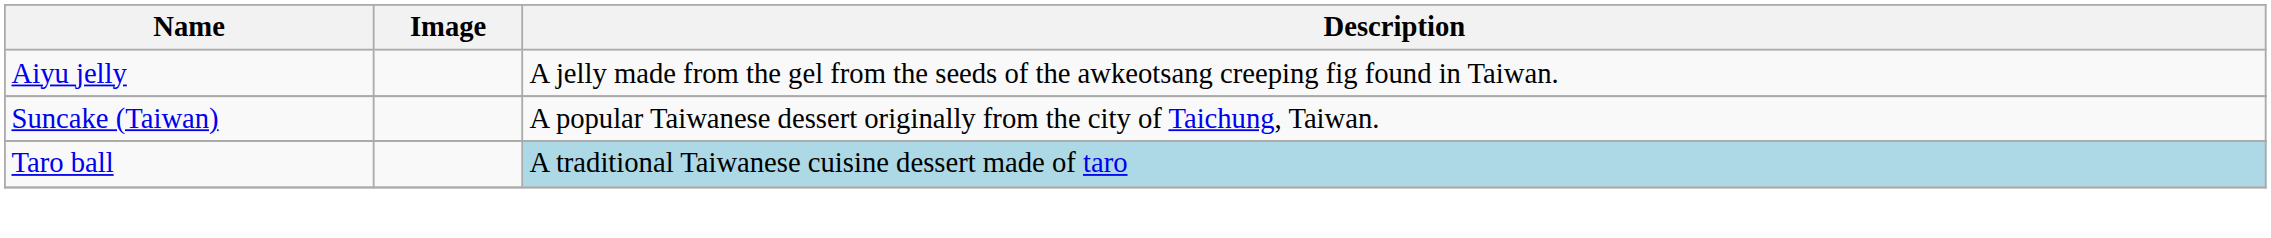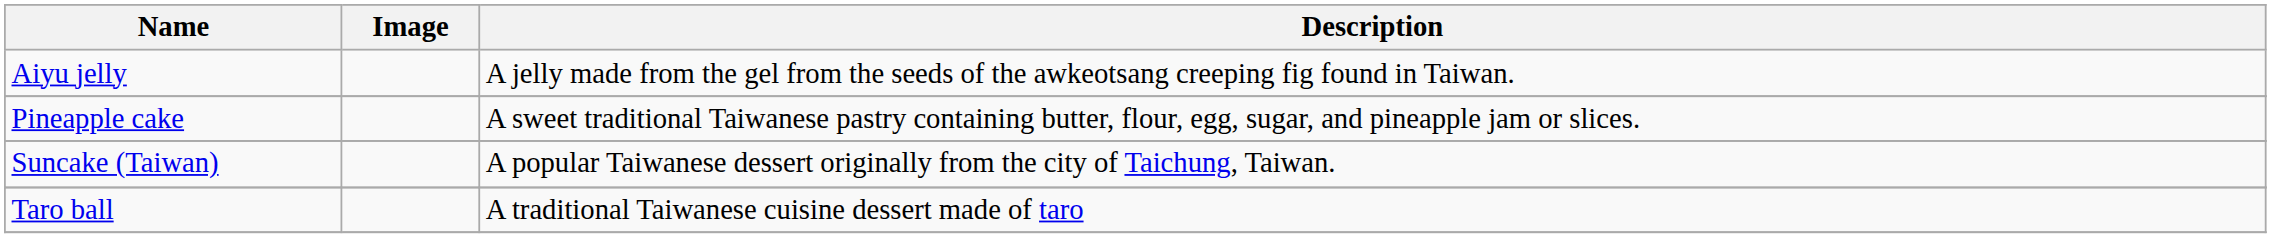+ row: (98, 118)
(829, 163) lightblue background -> (785, 208) no background
